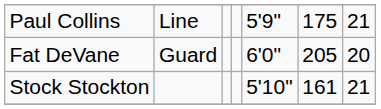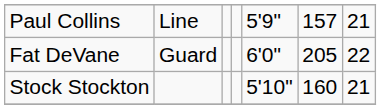(320, 21) 175 -> (320, 21) 157
(359, 54) 20 -> (359, 54) 22
(320, 87) 161 -> (320, 87) 160
